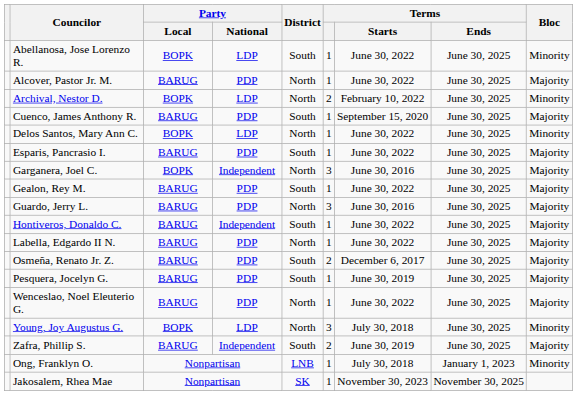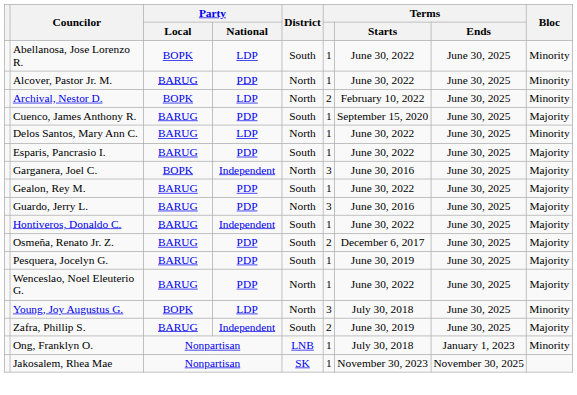(549, 80) Majority -> (549, 80) Minority
(178, 134) BOPK -> (178, 134) BARUG
- row: (64, 242)
